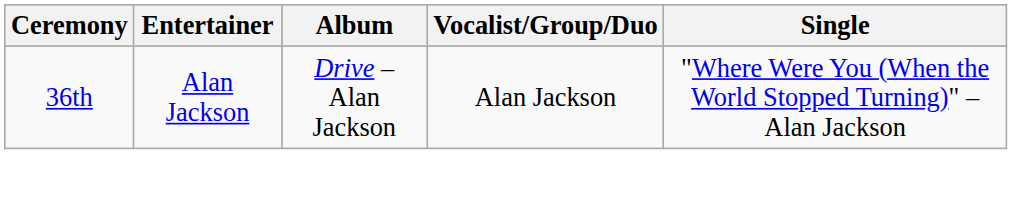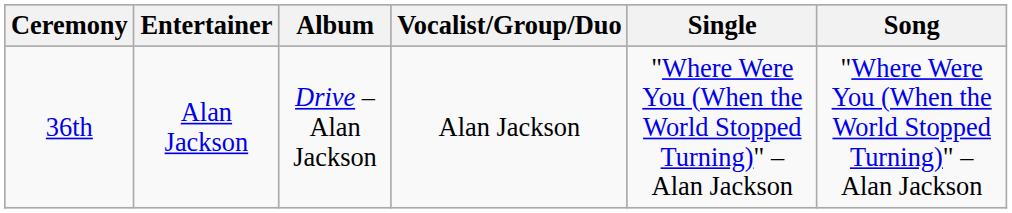+ column: (912, 25)
